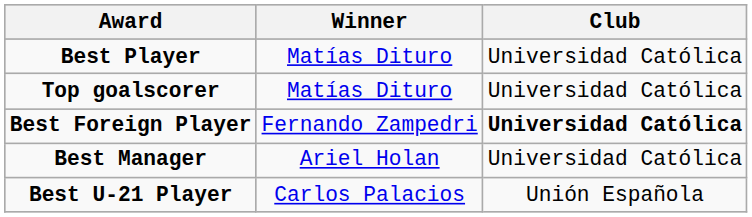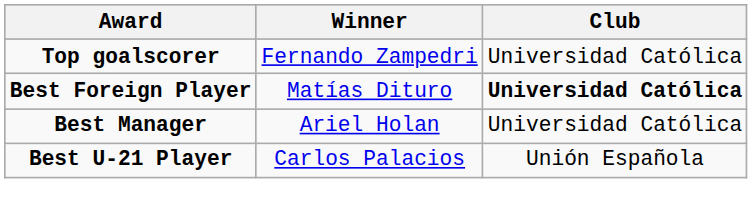- row: (131, 57)
(370, 91) Matías Dituro -> (370, 57) Fernando Zampedri
(370, 126) Fernando Zampedri -> (370, 91) Matías Dituro
